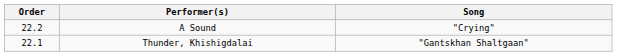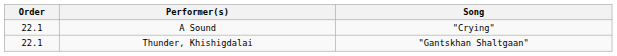(32, 28) 22.2 -> (32, 28) 22.1
